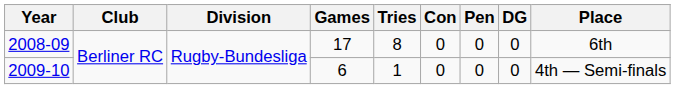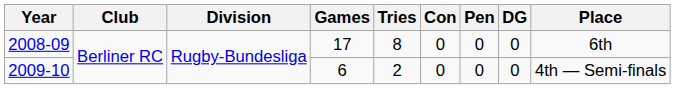(397, 70) 1 -> (397, 70) 2
